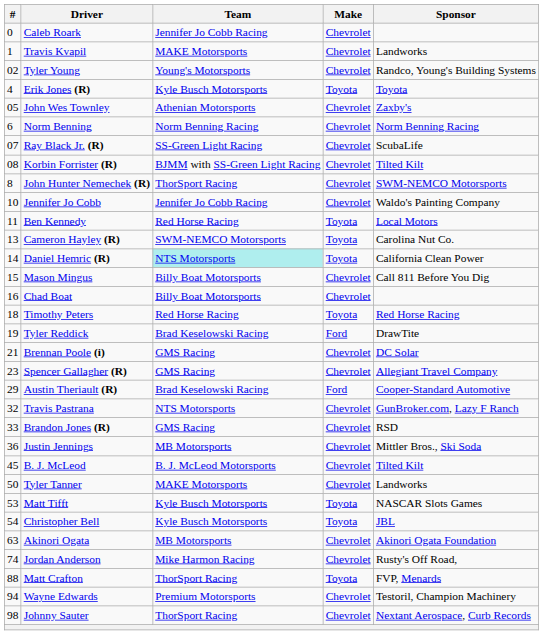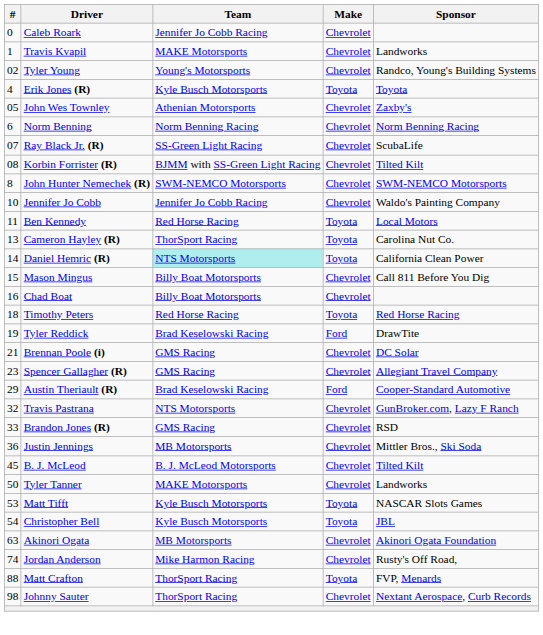(196, 183) ThorSport Racing -> (221, 183) SWM-NEMCO Motorsports
(221, 239) SWM-NEMCO Motorsports -> (196, 239) ThorSport Racing
- row: (61, 596)
